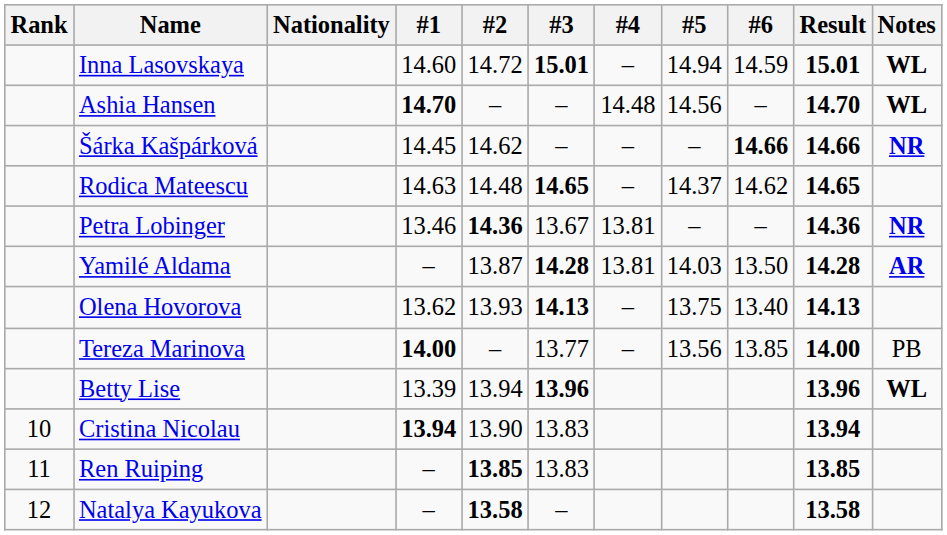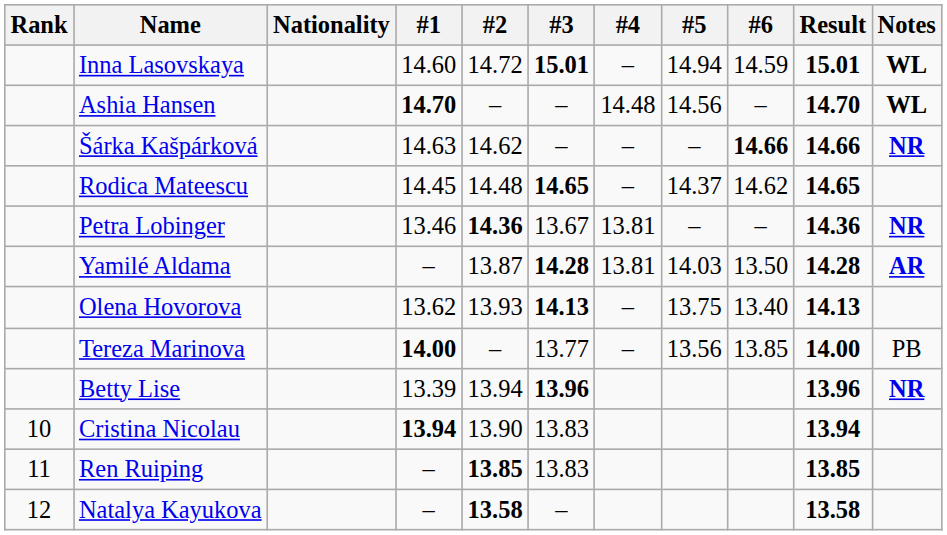(429, 145) 14.45 -> (429, 145) 14.63
(429, 186) 14.63 -> (429, 186) 14.45
(907, 388) WL -> (907, 388) NR
